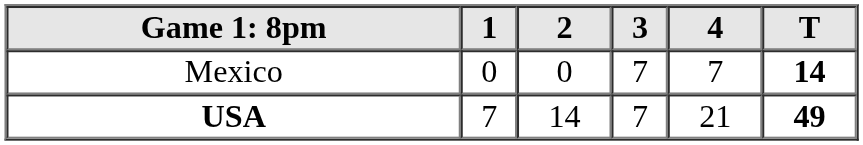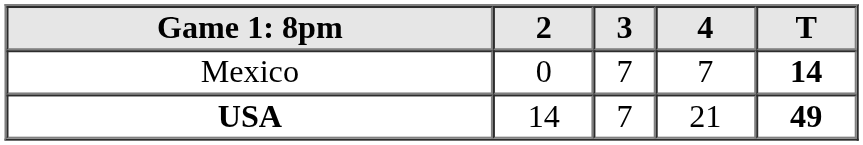- column: (489, 27)
